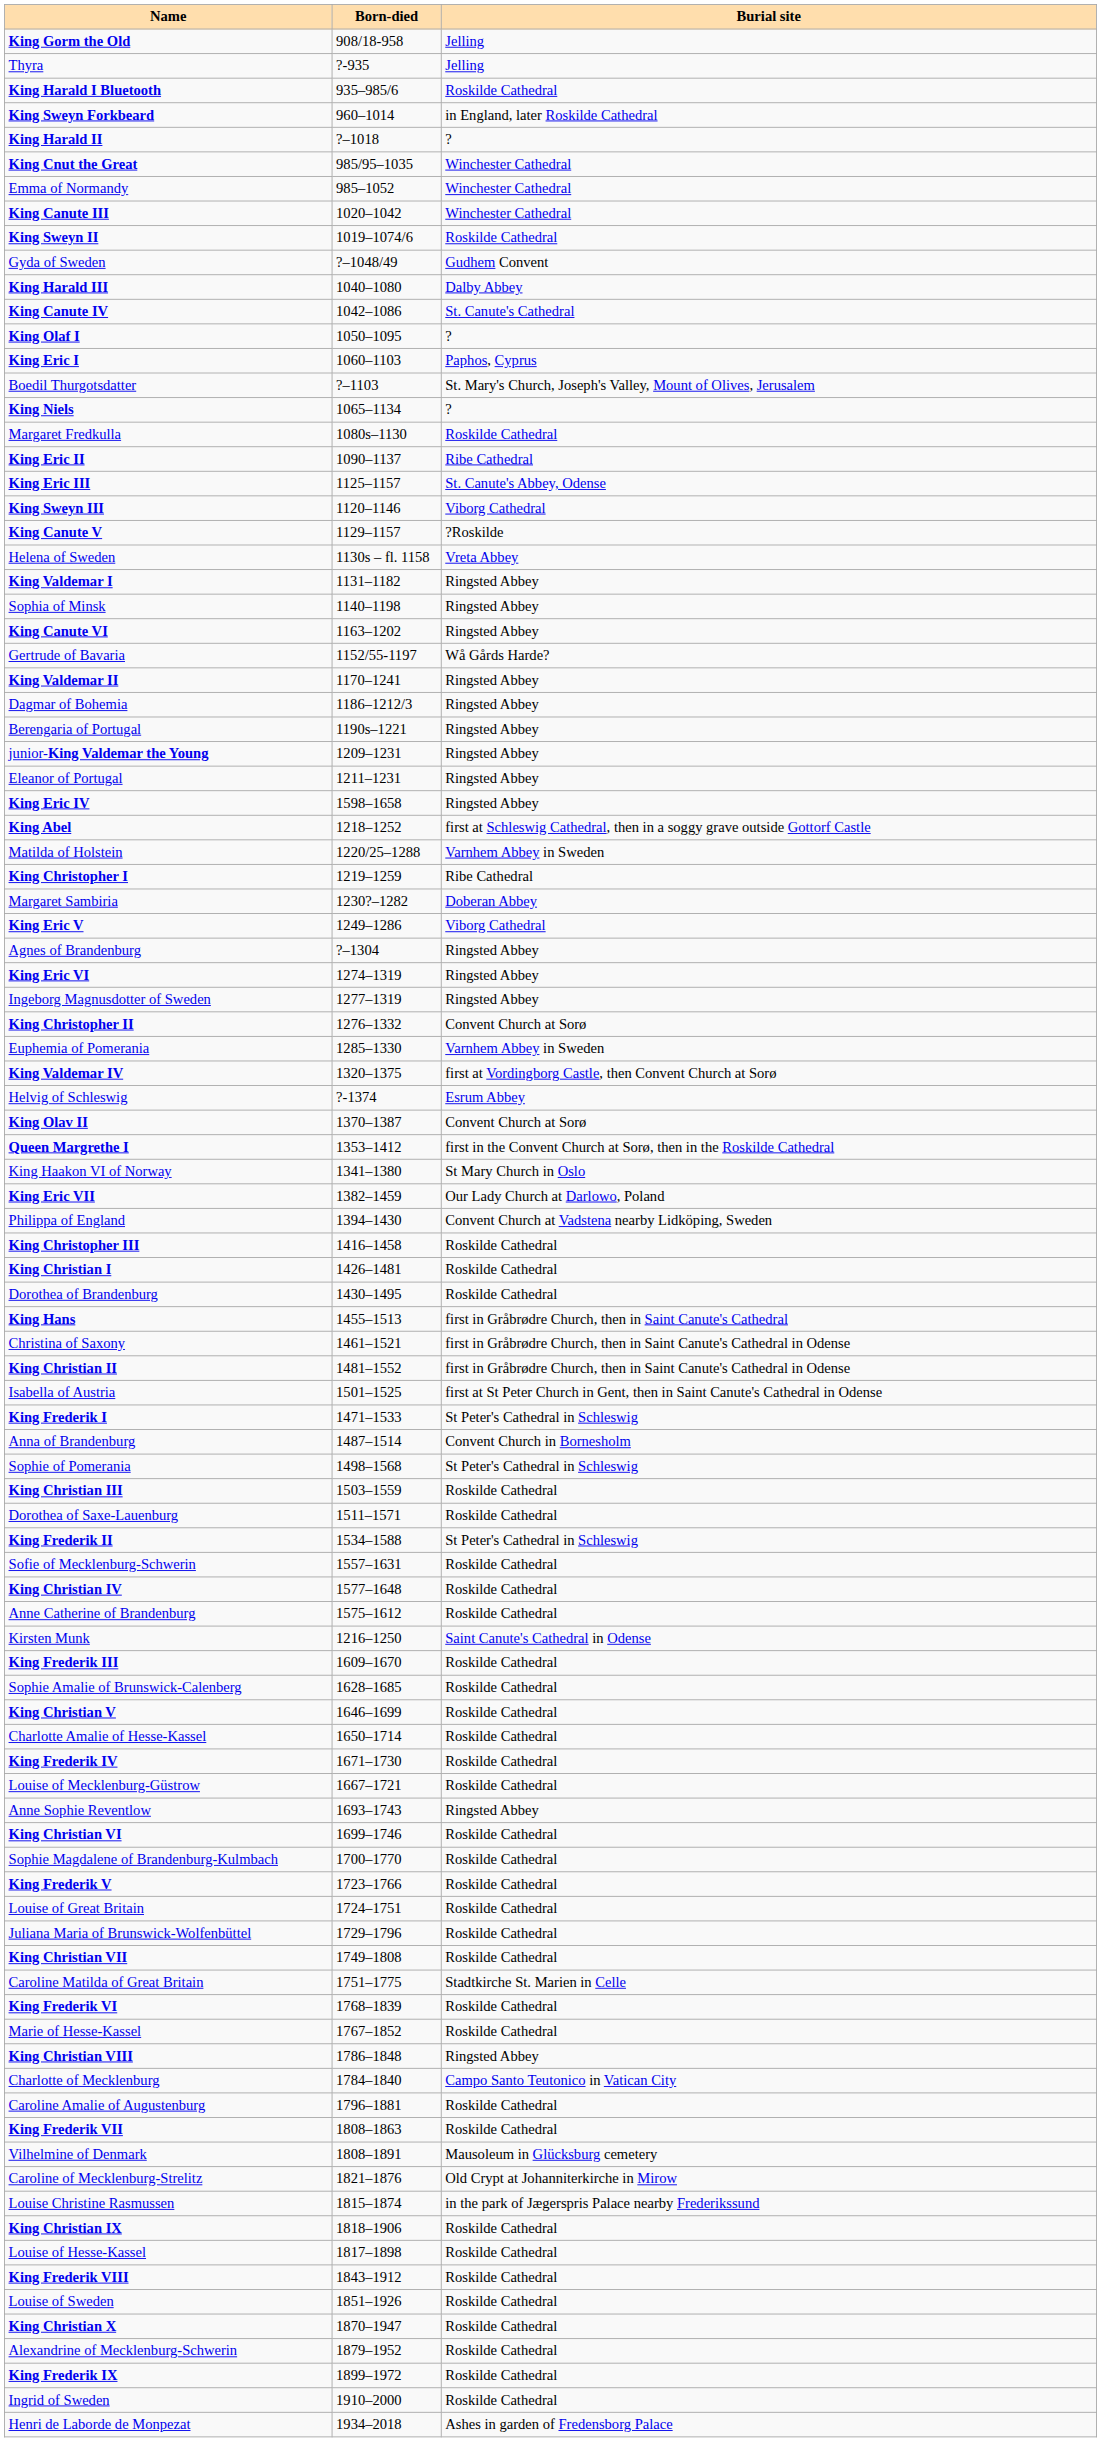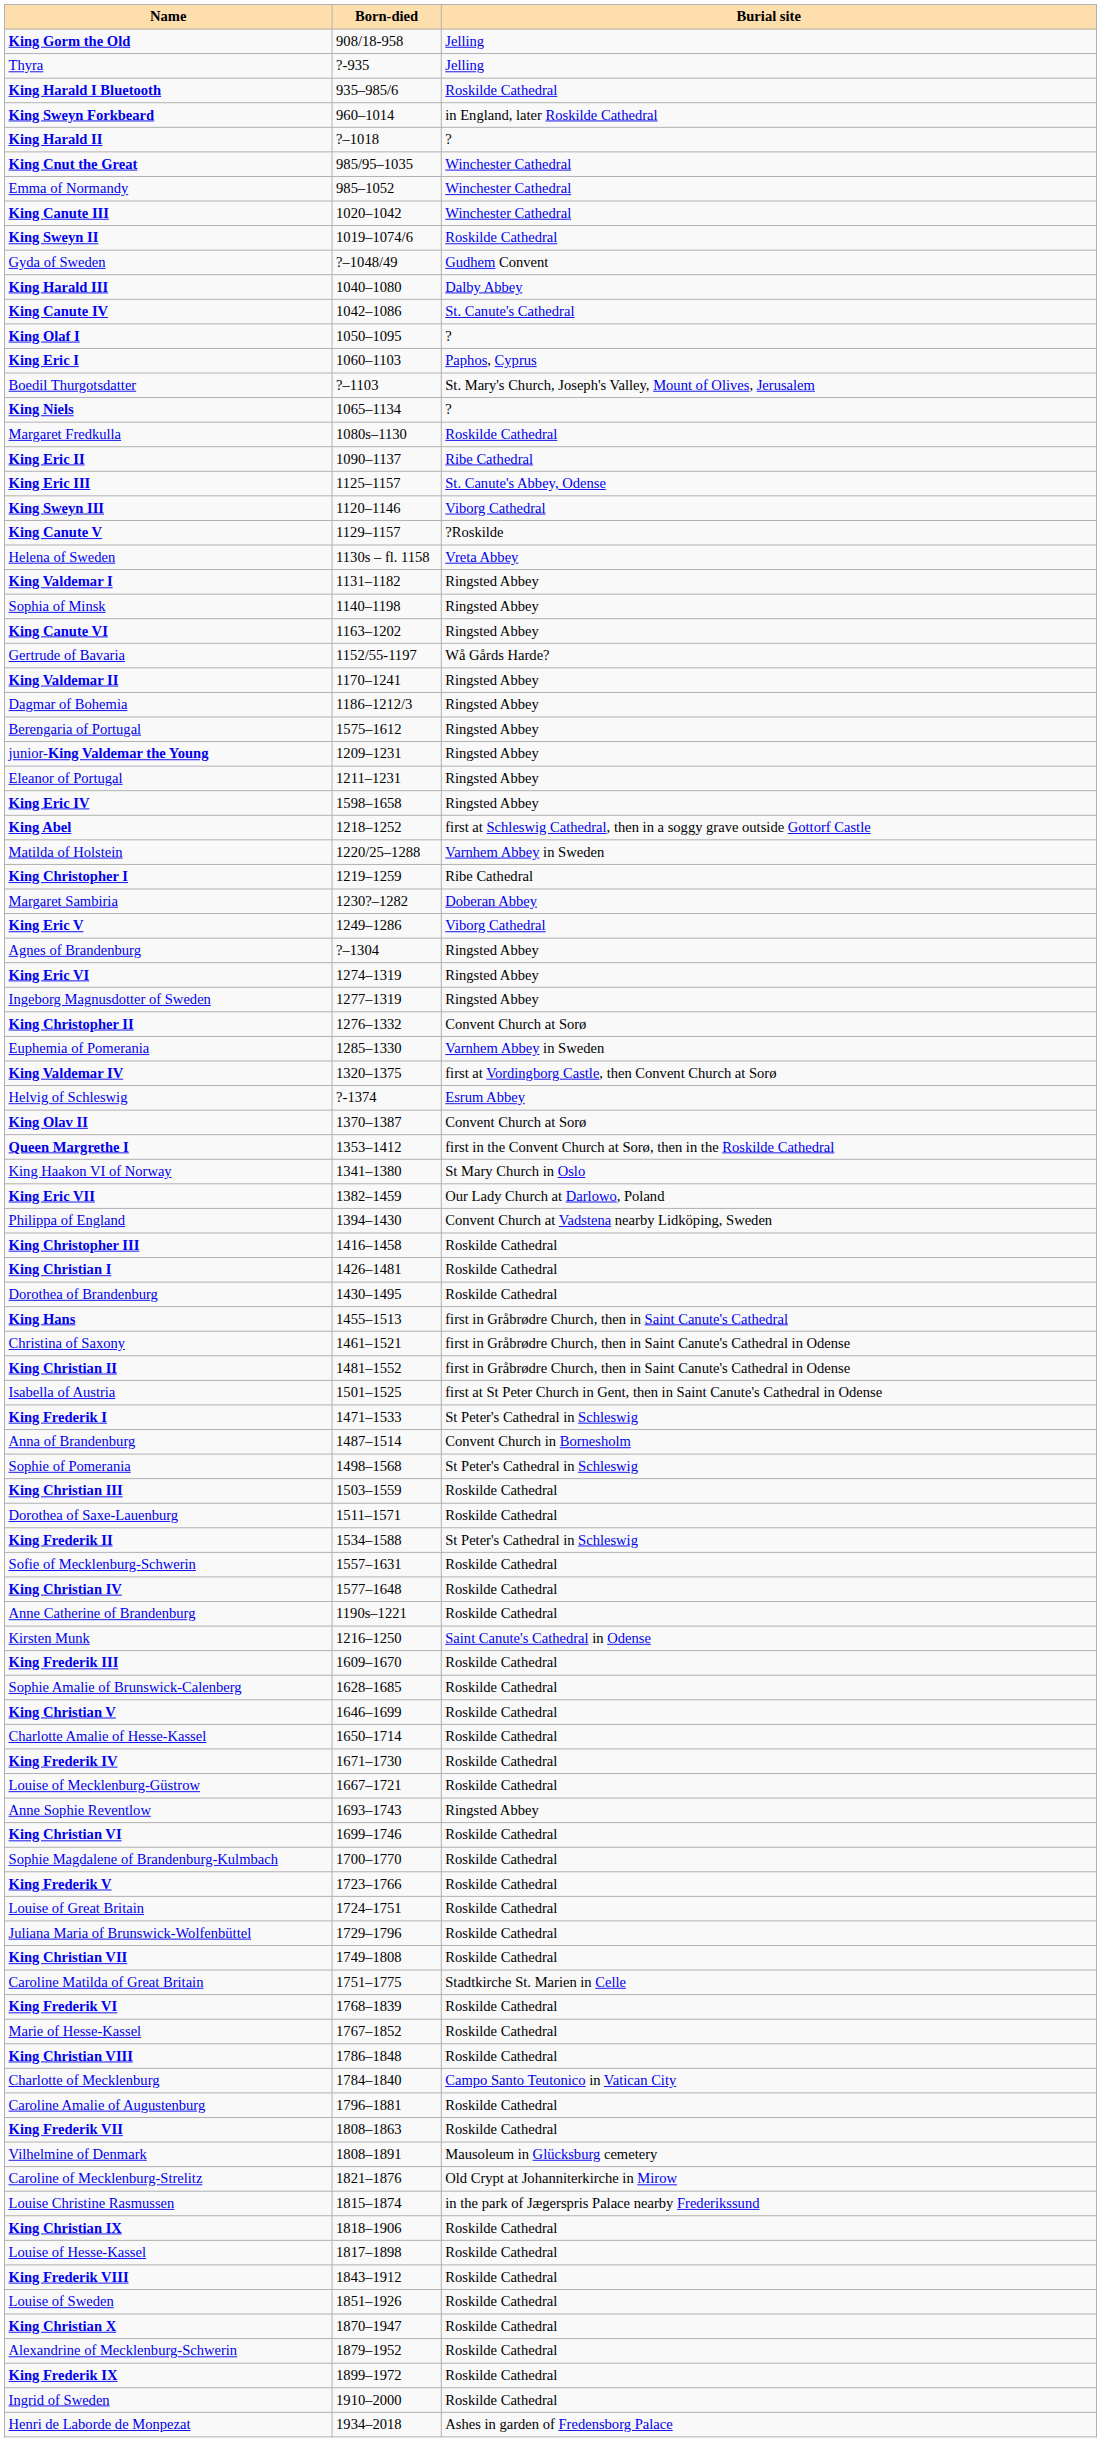(371, 729) 1190s–1221 -> (369, 729) 1575–1612
(369, 1613) 1575–1612 -> (371, 1613) 1190s–1221
(492, 2056) Ringsted Abbey -> (501, 2056) Roskilde Cathedral
